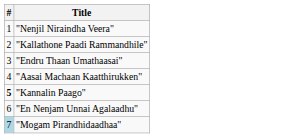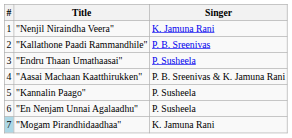+ column: (219, 12)
(9, 92) bold -> (9, 92) normal
